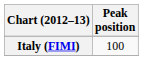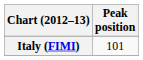(115, 45) 100 -> (115, 45) 101
